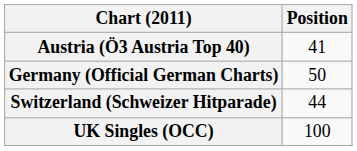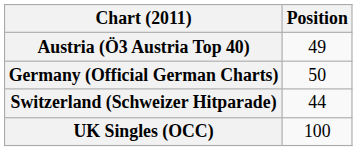(317, 46) 41 -> (317, 46) 49
